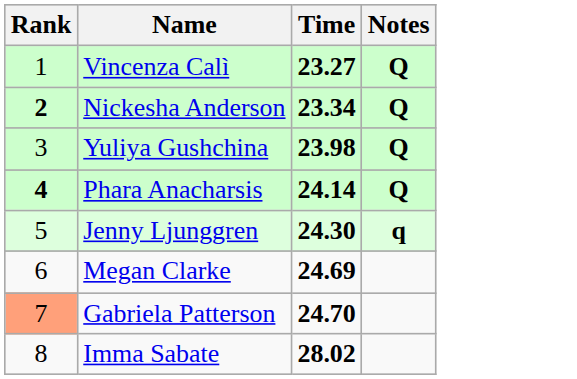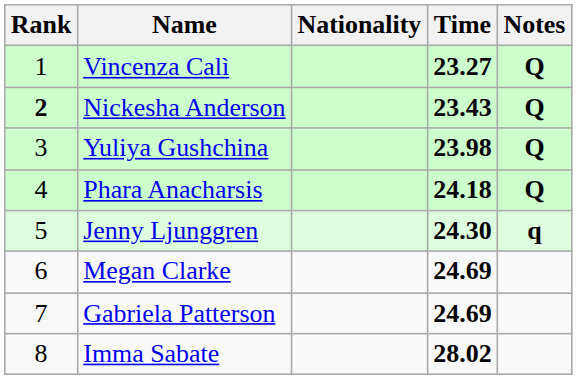+ column: (359, 25)
(327, 107) 23.34 -> (462, 107) 23.43
(41, 189) bold -> (41, 189) normal
(327, 189) 24.14 -> (462, 189) 24.18
(41, 312) lightsalmon background -> (41, 312) no background
(327, 312) 24.70 -> (462, 312) 24.69
